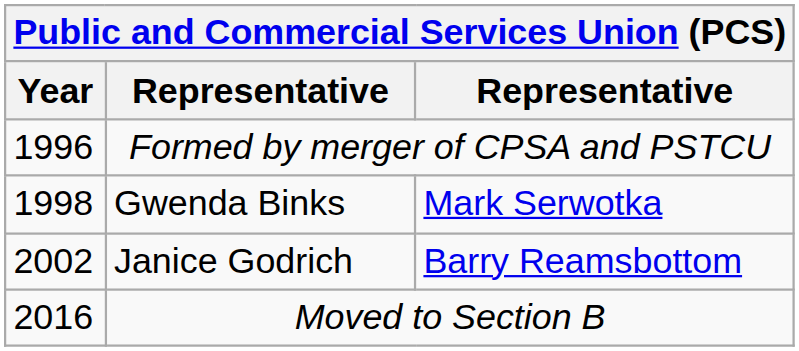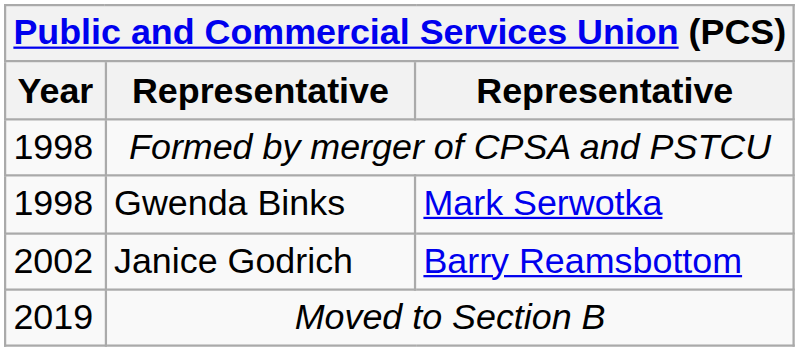(53, 146) 1996 -> (53, 146) 1998
(53, 317) 2016 -> (53, 317) 2019
